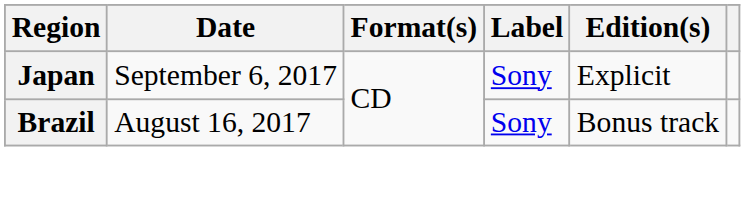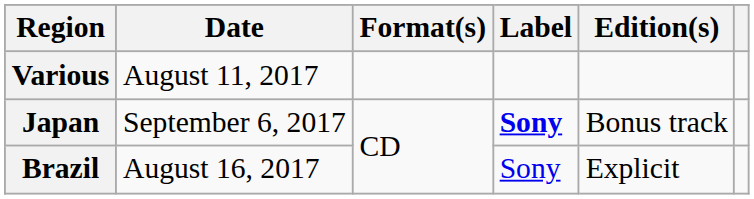+ row: (61, 74)
(521, 74) normal -> (531, 121) bold
(624, 74) Explicit -> (657, 121) Bonus track
(648, 121) Bonus track -> (633, 168) Explicit
